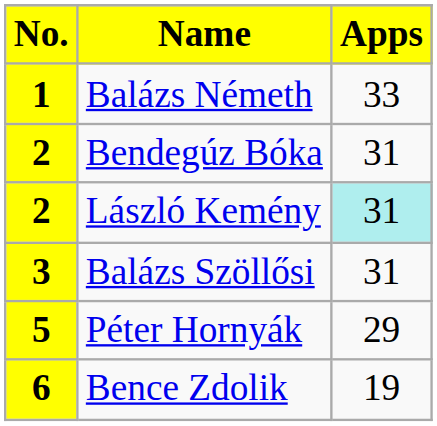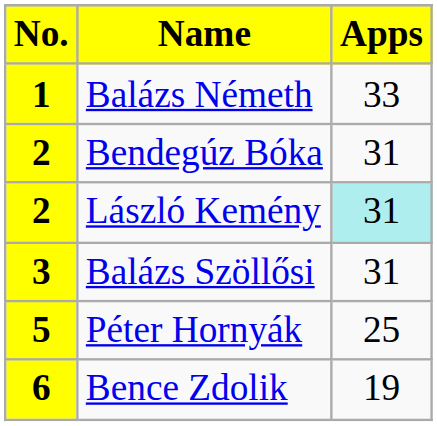(382, 329) 29 -> (382, 329) 25
